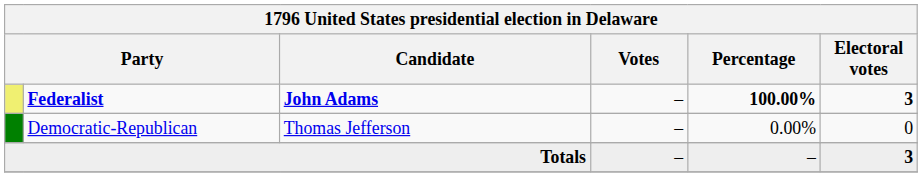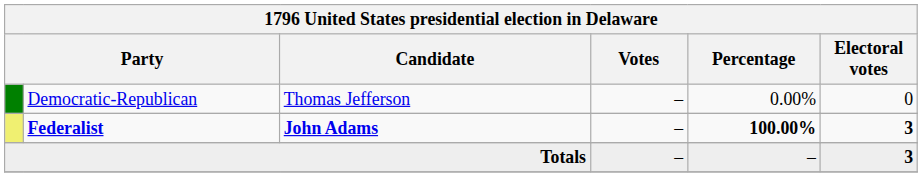rows swapped: (66, 99) <-> (112, 128)
